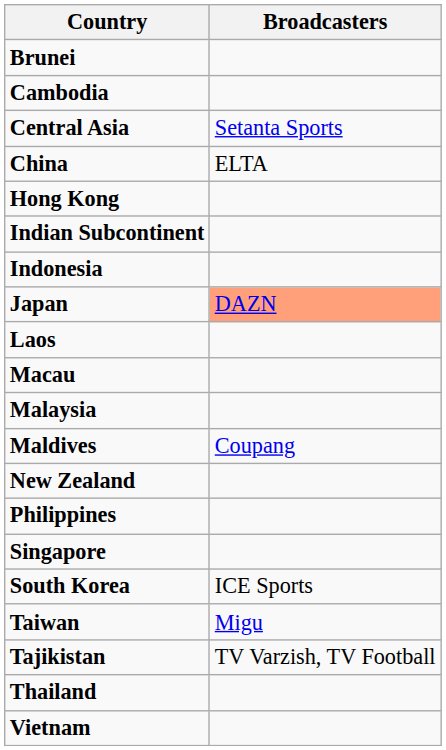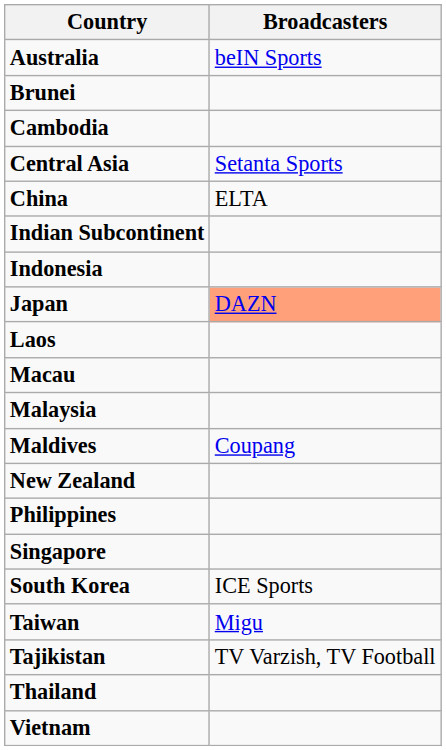+ row: (54, 57)
- row: (65, 198)
